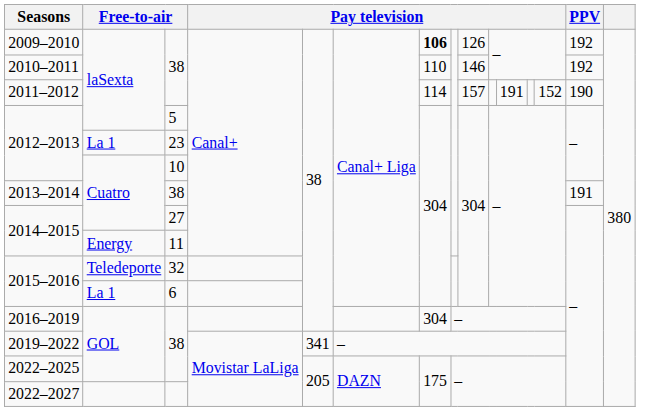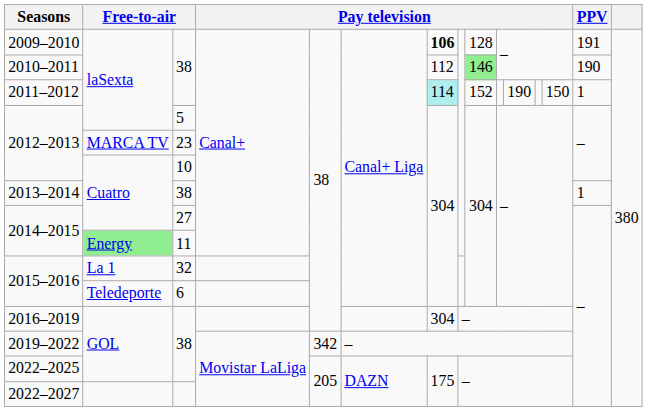(473, 42) 126 -> (481, 42) 128
(581, 42) 192 -> (589, 42) 191
(435, 67) 110 -> (442, 67) 112
(473, 67) no background -> (481, 67) lightgreen background
(581, 67) 192 -> (589, 67) 190
(435, 92) no background -> (442, 92) paleturquoise background
(473, 92) 157 -> (481, 92) 152
(512, 92) 191 -> (519, 92) 190
(550, 92) 152 -> (558, 92) 150
(581, 92) 190 -> (581, 92) 1
(101, 142) La 1 -> (128, 142) MARCA TV
(581, 192) 191 -> (581, 192) 1
(109, 243) no background -> (109, 243) lightgreen background
(124, 268) Teledeporte -> (101, 268) La 1
(101, 293) La 1 -> (124, 293) Teledeporte
(318, 343) 341 -> (325, 343) 342
